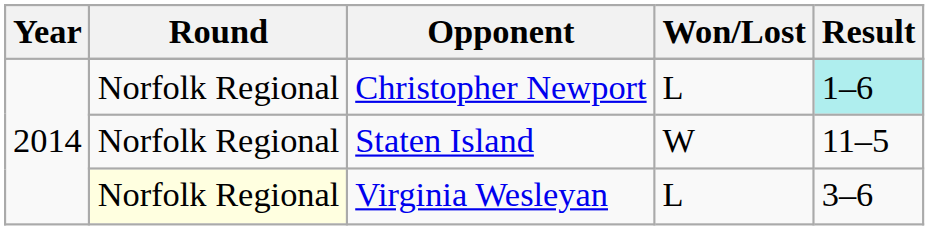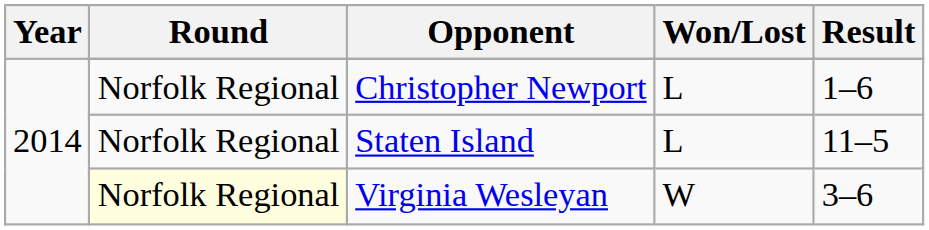(848, 86) paleturquoise background -> (848, 86) no background
(679, 140) W -> (673, 140) L
(673, 195) L -> (679, 195) W
